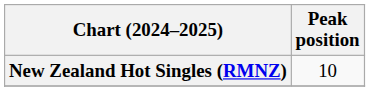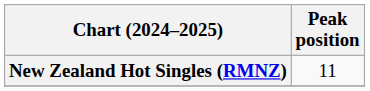(328, 70) 10 -> (328, 70) 11
